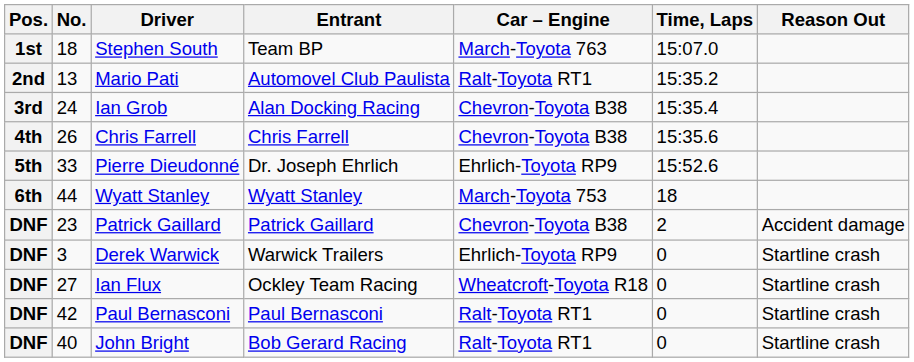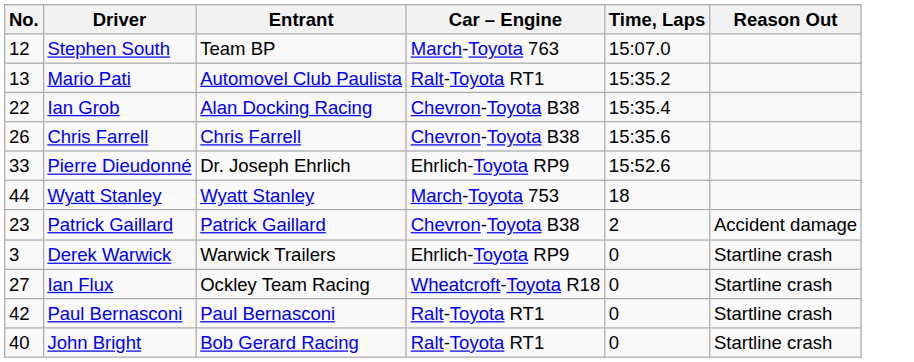- column: (28, 19)
(67, 49) 18 -> (19, 49) 12
(67, 108) 24 -> (19, 108) 22
